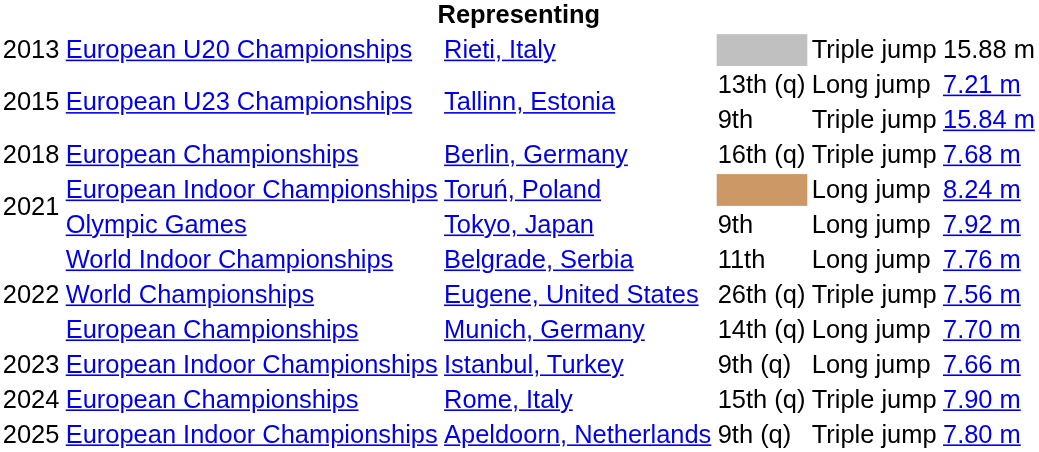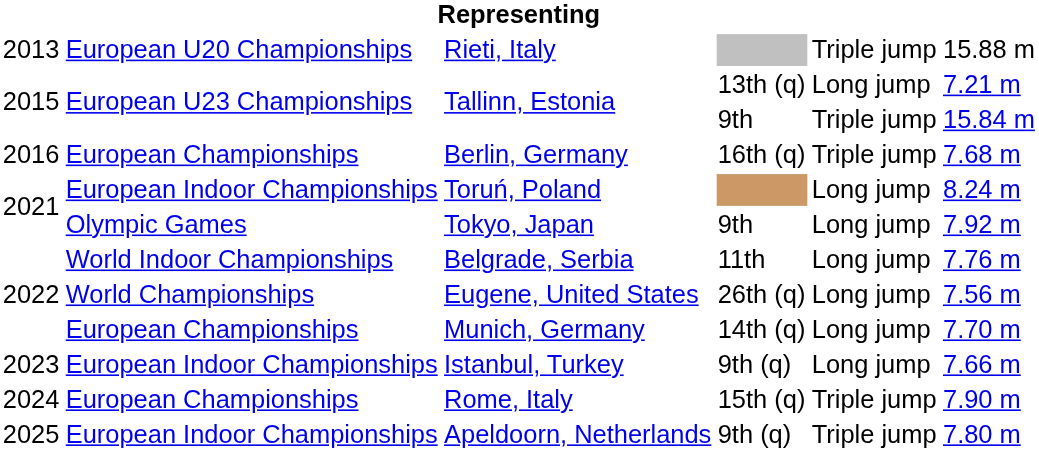(31, 154) 2018 -> (31, 154) 2016
(874, 294) Triple jump -> (871, 294) Long jump
